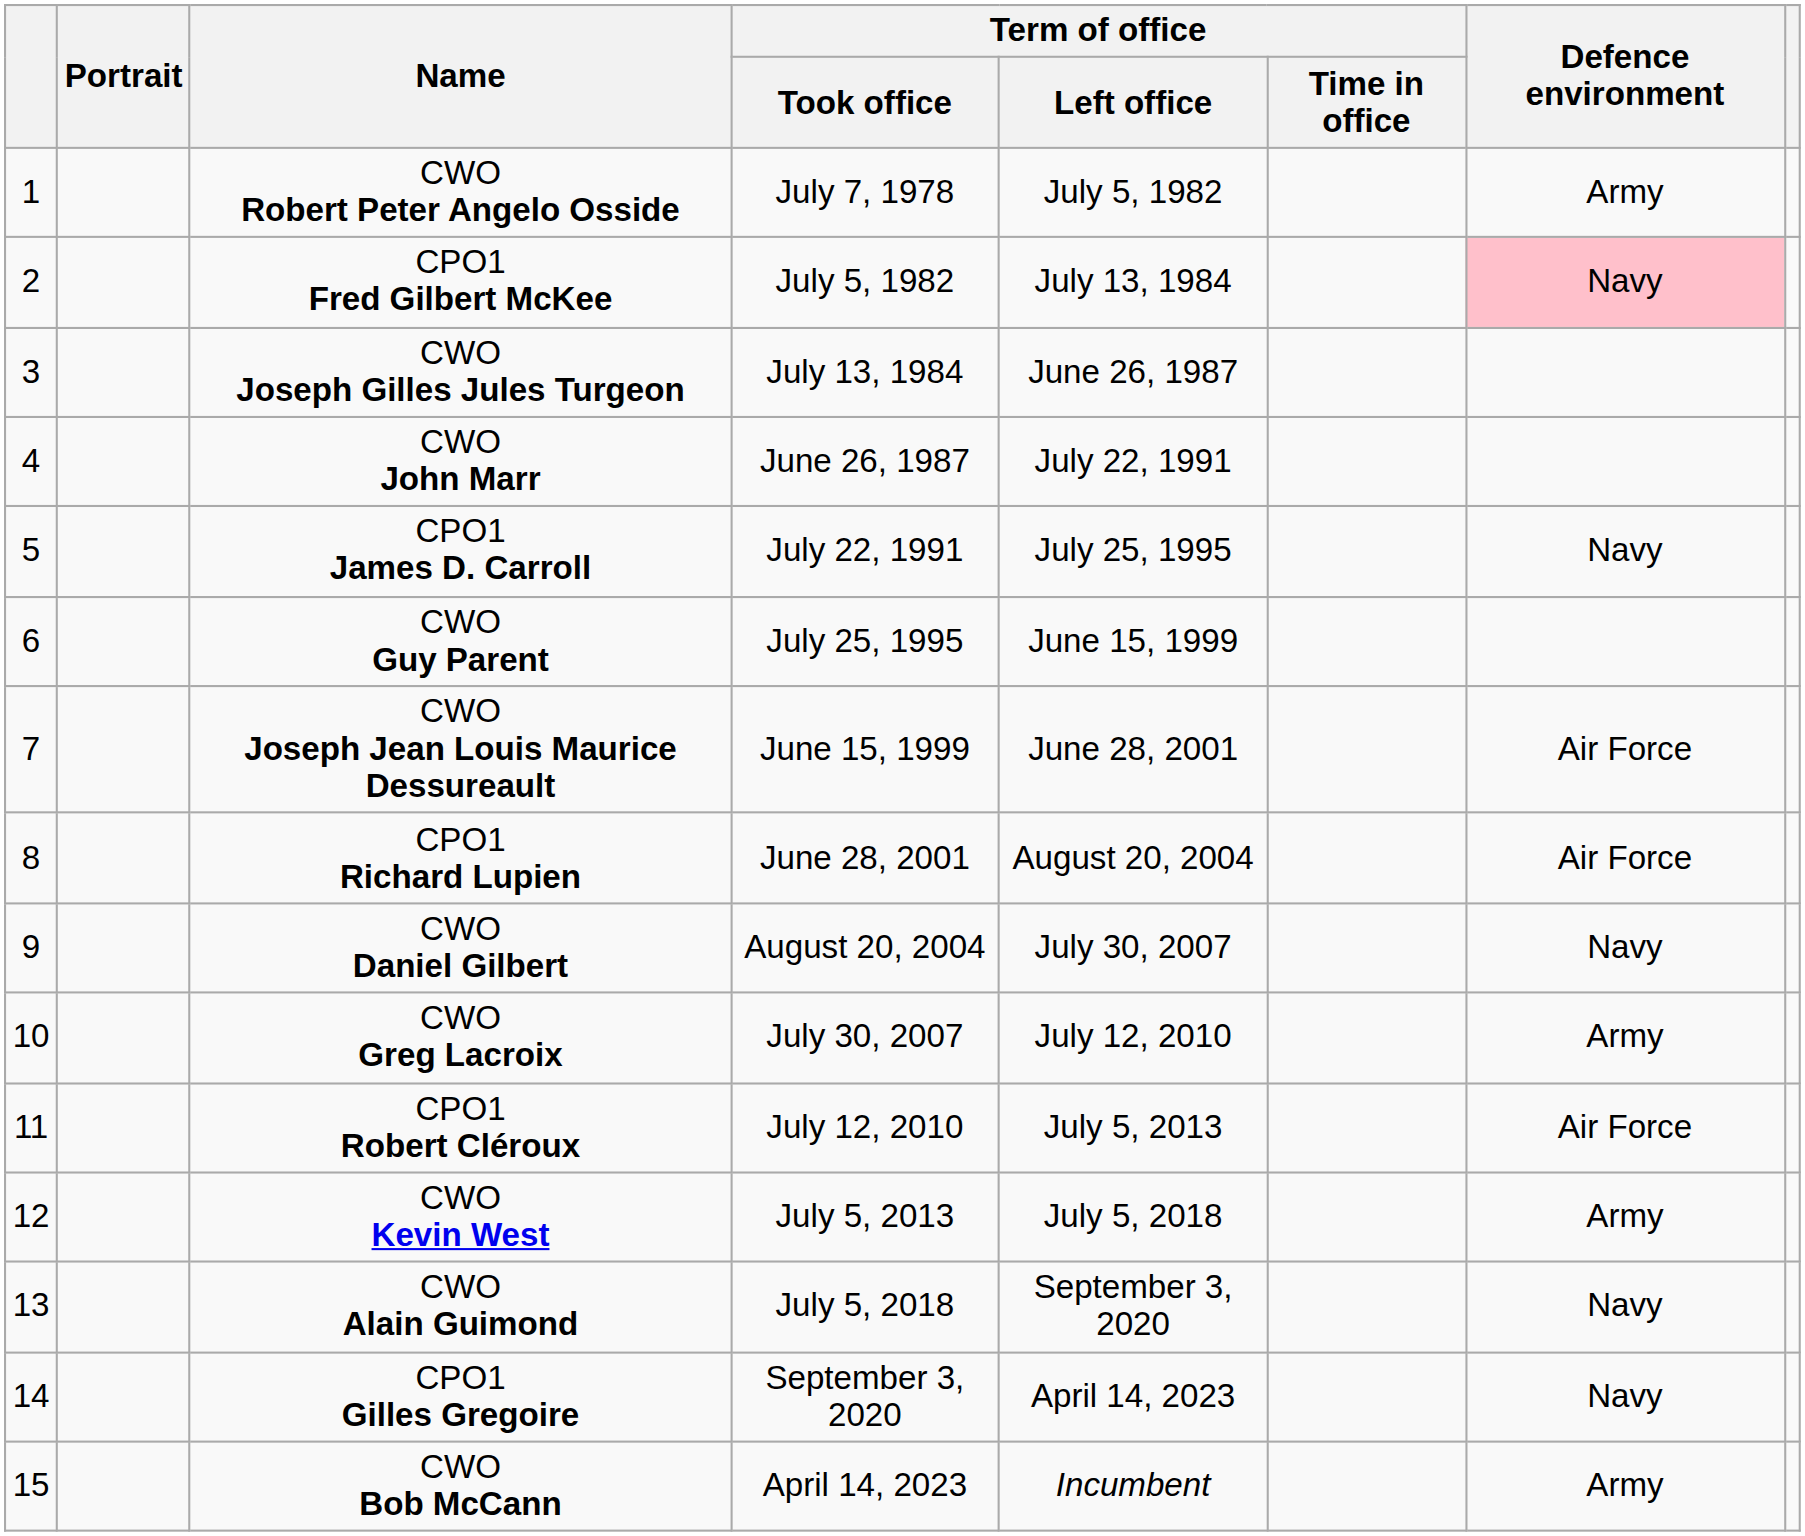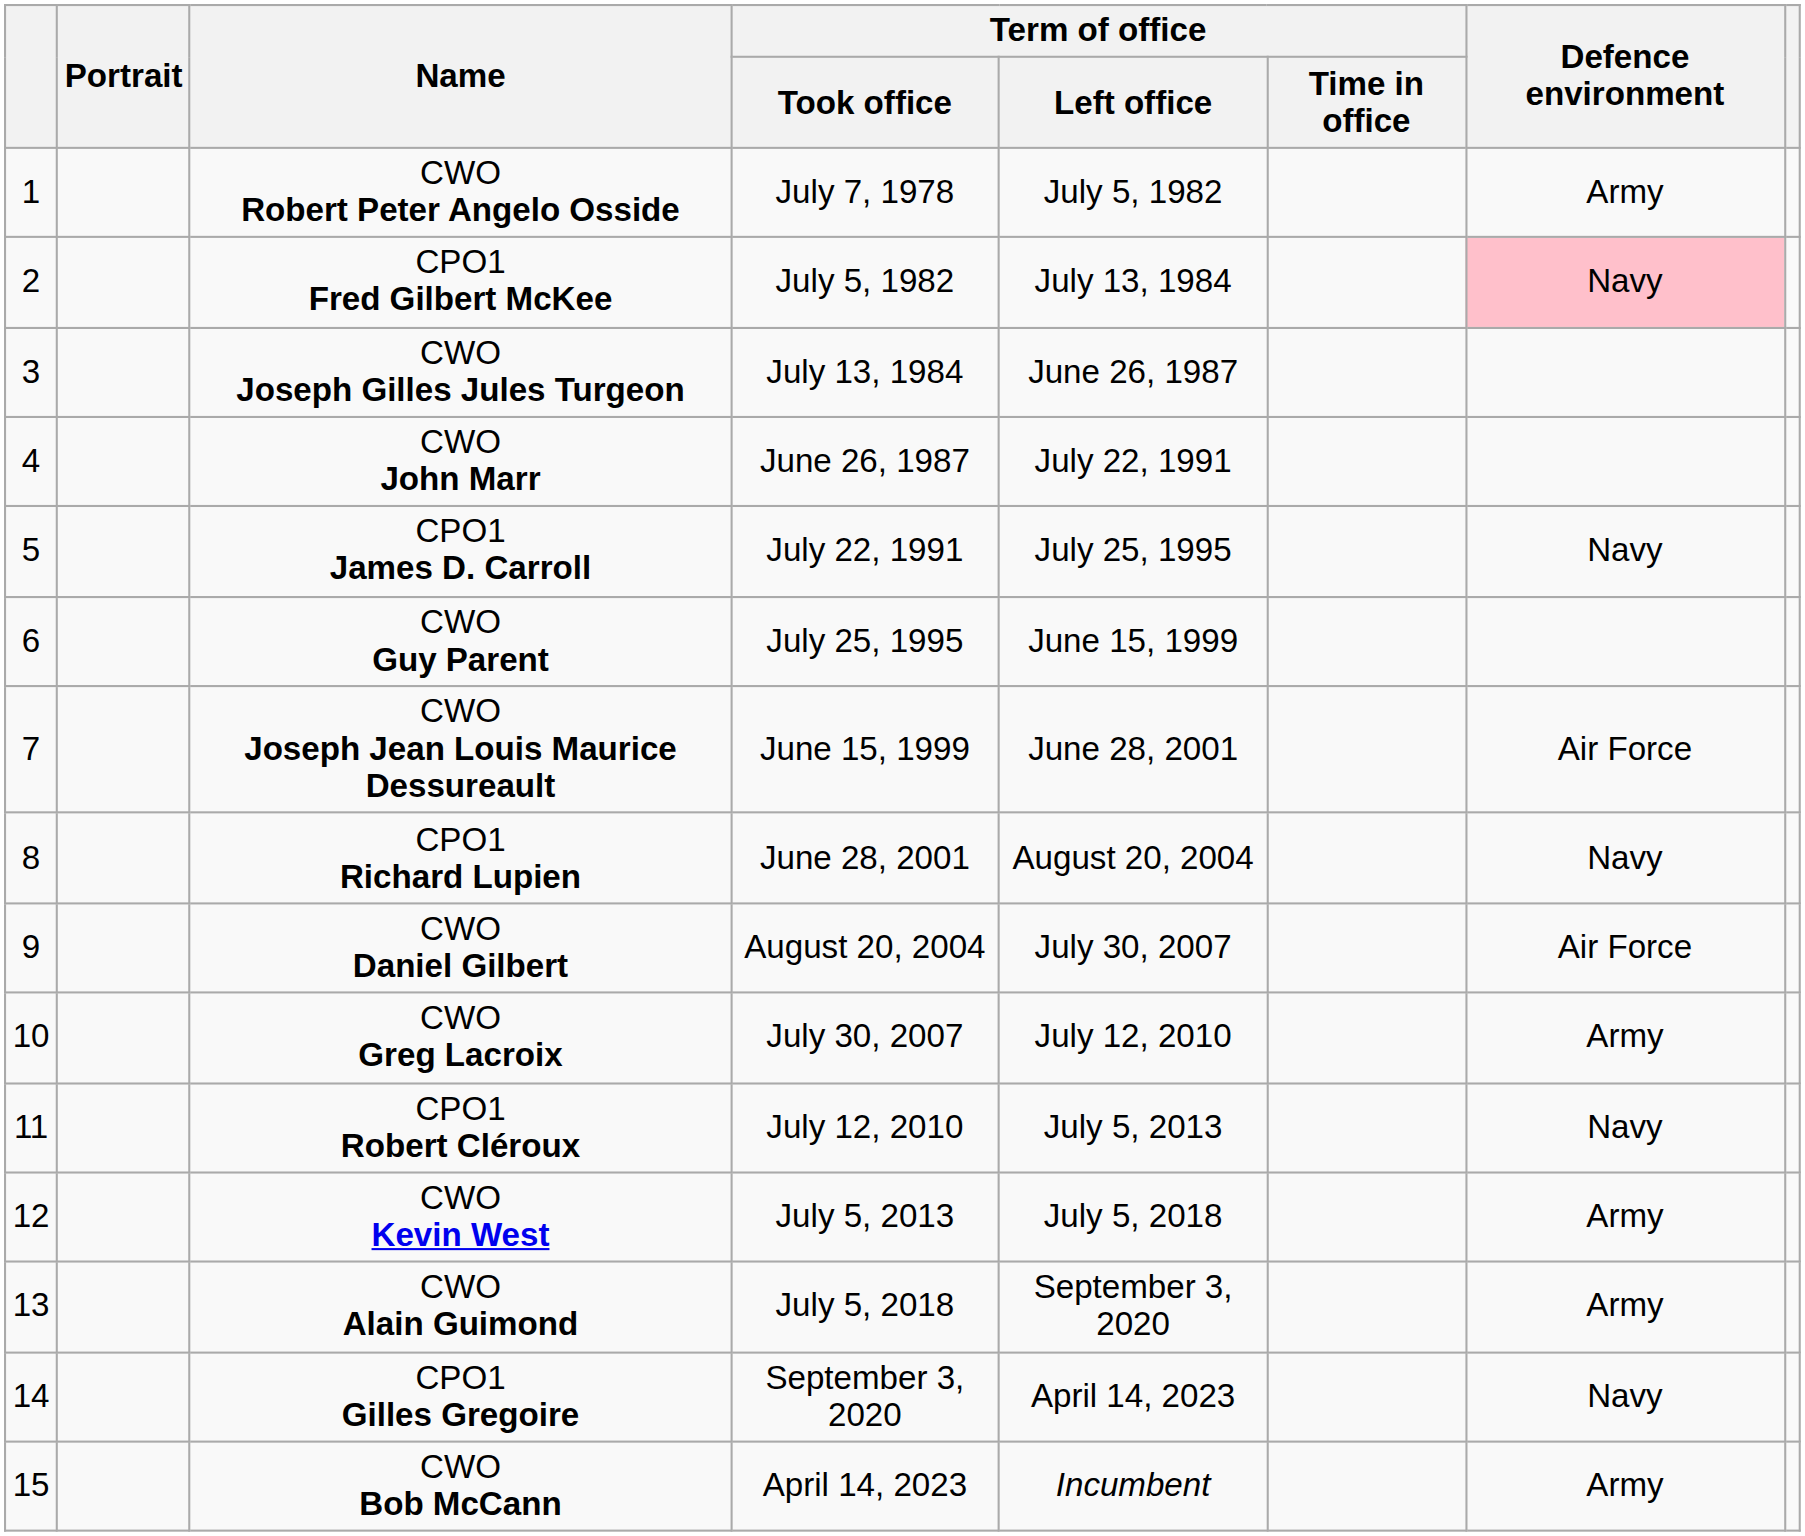(1625, 857) Air Force -> (1625, 857) Navy
(1625, 947) Navy -> (1625, 947) Air Force
(1625, 1126) Air Force -> (1625, 1126) Navy
(1625, 1306) Navy -> (1625, 1306) Army
